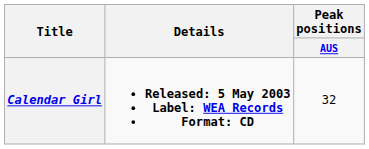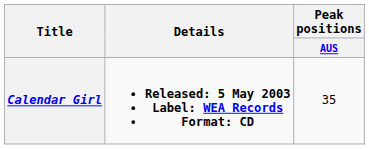(329, 101) 32 -> (329, 101) 35
